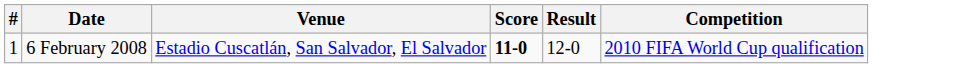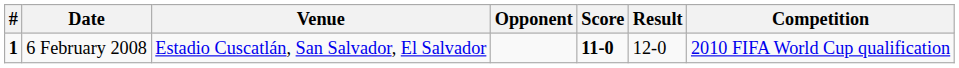+ column: (534, 18)
(13, 47) normal -> (13, 47) bold
